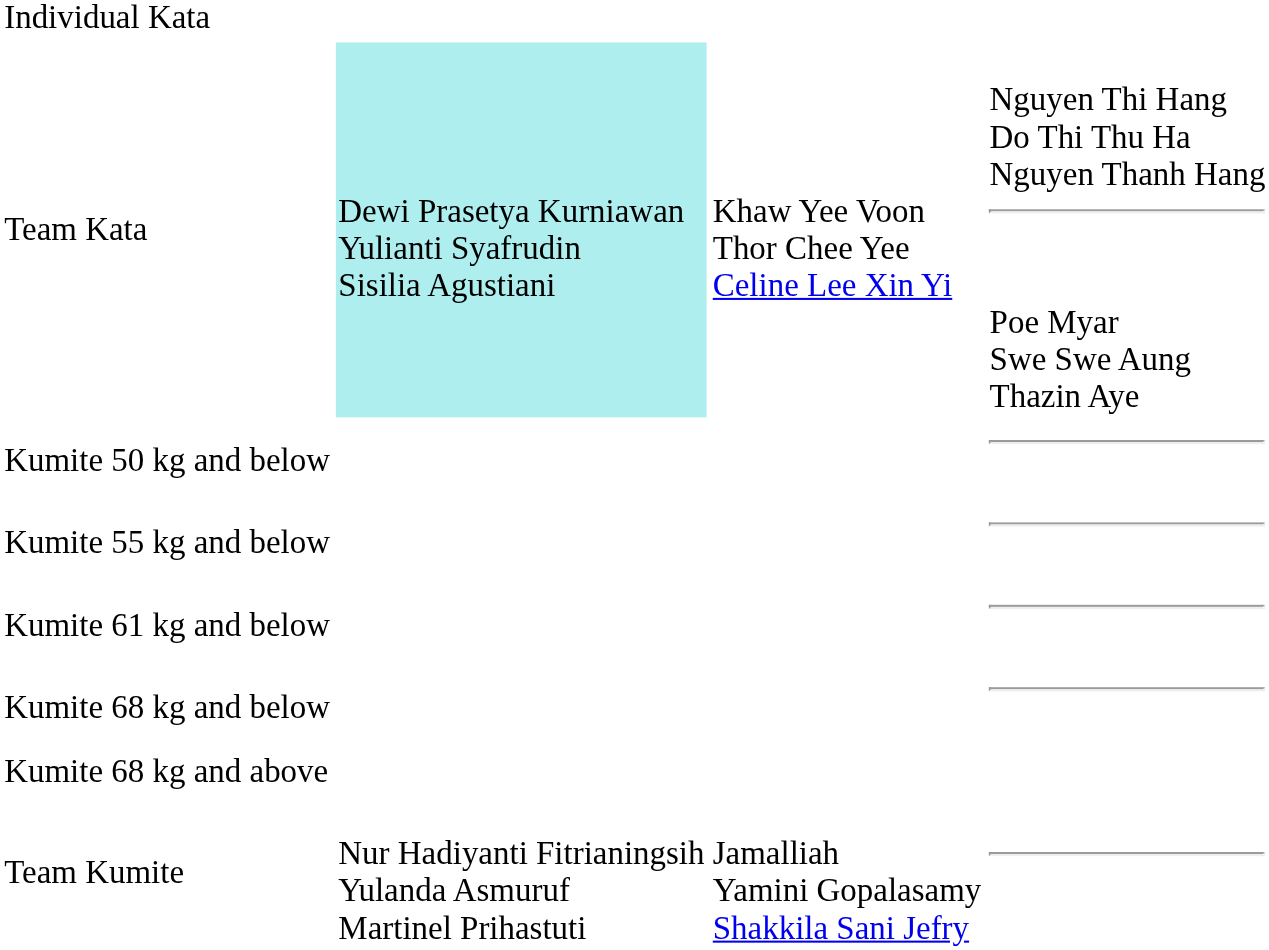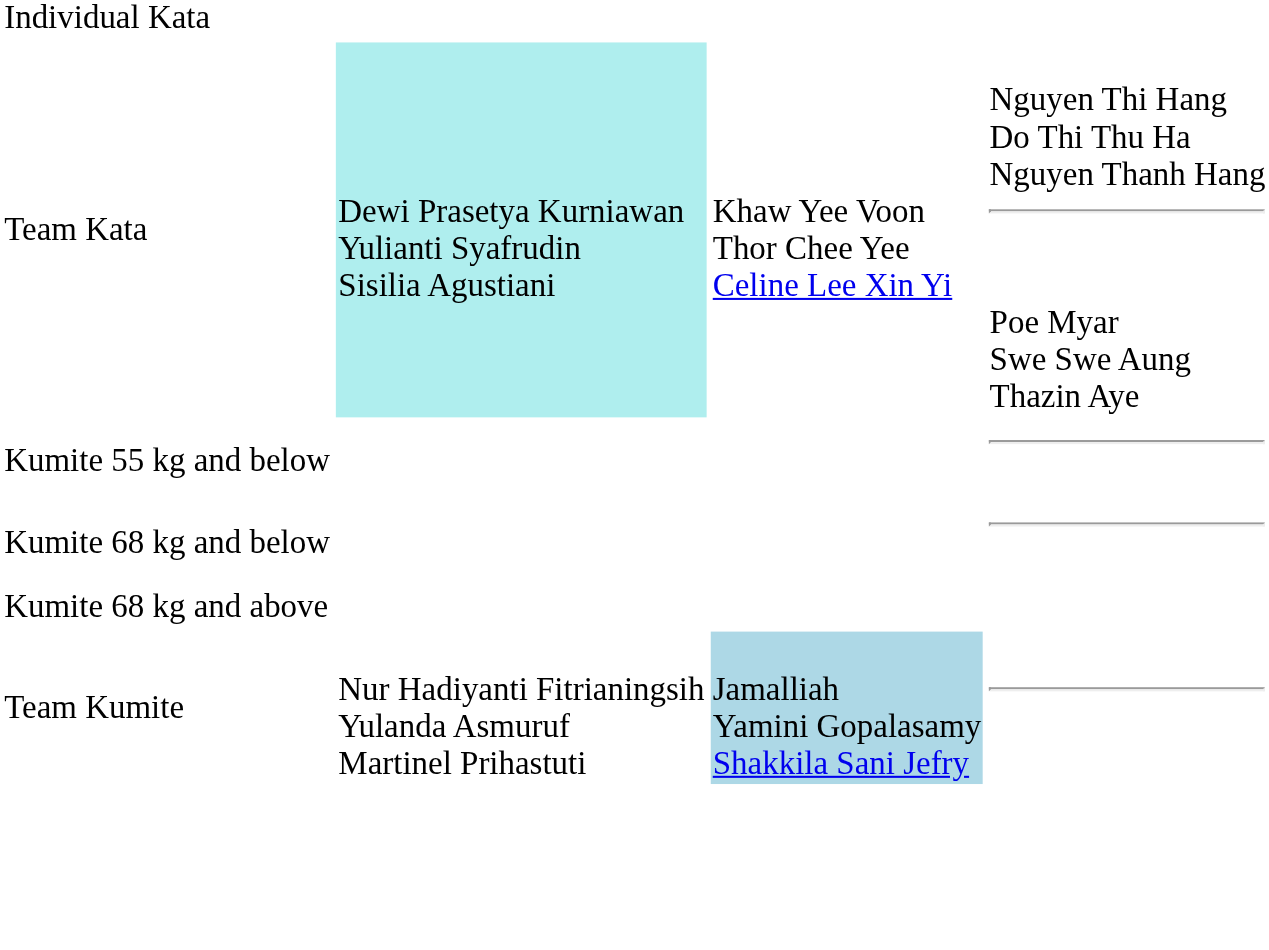- row: (167, 460)
- row: (167, 624)
(847, 890) no background -> (847, 725) lightblue background
